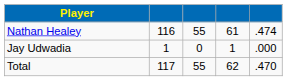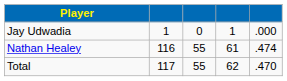rows swapped: (44, 31) <-> (39, 48)
